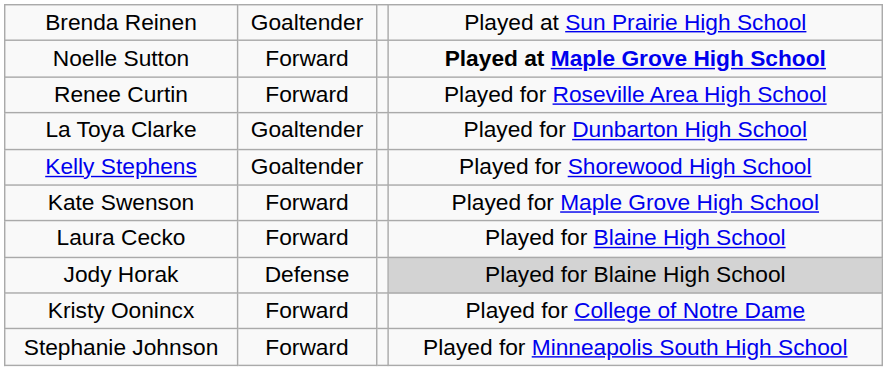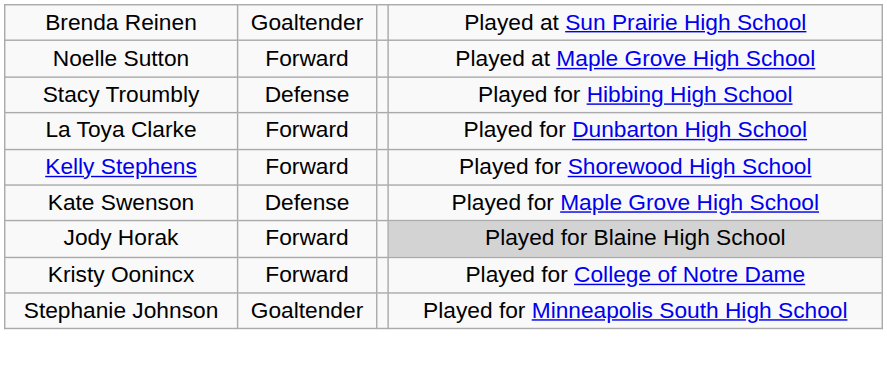(635, 58) bold -> (635, 58) normal
- row: (121, 94)
+ row: (121, 94)
(307, 130) Goaltender -> (307, 130) Forward
(307, 166) Goaltender -> (307, 166) Forward
(307, 202) Forward -> (307, 202) Defense
- row: (121, 238)
(307, 274) Defense -> (307, 238) Forward
(307, 346) Forward -> (307, 310) Goaltender
